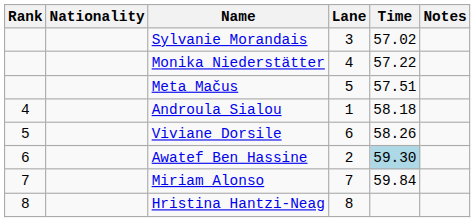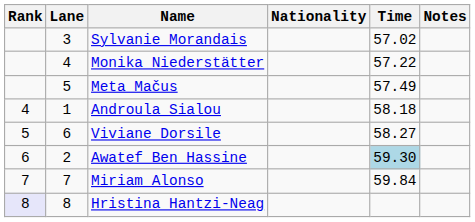columns swapped: (349, 16) <-> (97, 16)
(395, 87) 57.51 -> (395, 87) 57.49
(395, 134) 58.26 -> (395, 134) 58.27
(25, 204) no background -> (25, 204) lavender background
